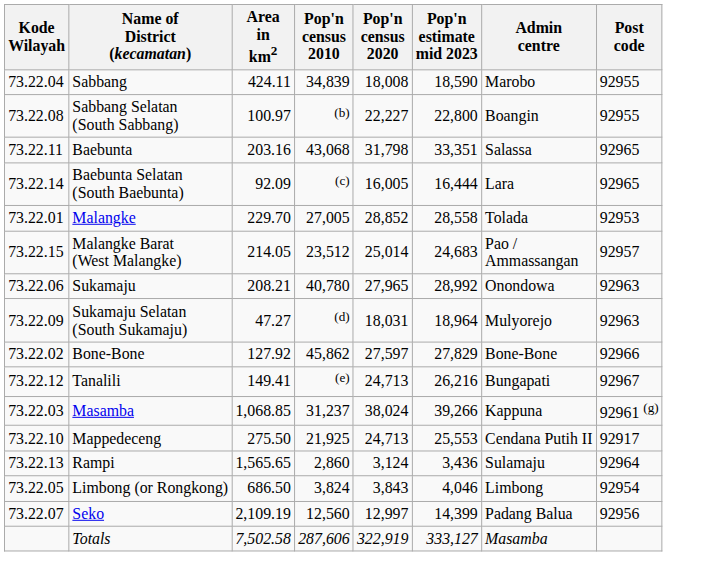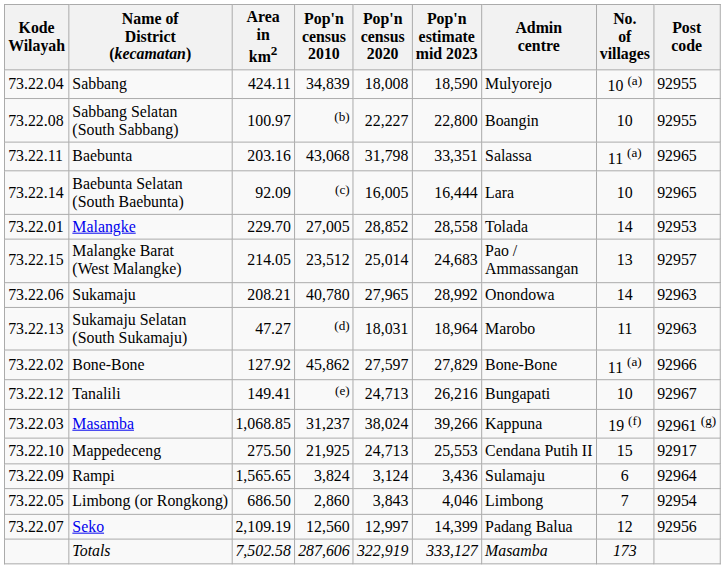+ column: (625, 37)
(510, 82) Marobo -> (519, 84) Mulyorejo
(36, 320) 73.22.09 -> (36, 328) 73.22.13
(519, 320) Mulyorejo -> (510, 328) Marobo
(36, 463) 73.22.13 -> (36, 476) 73.22.09
(332, 463) 2,860 -> (332, 476) 3,824
(332, 488) 3,824 -> (332, 501) 2,860
